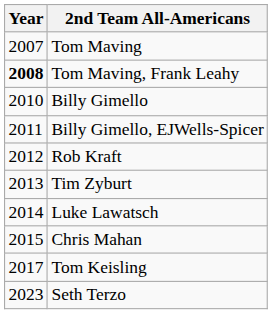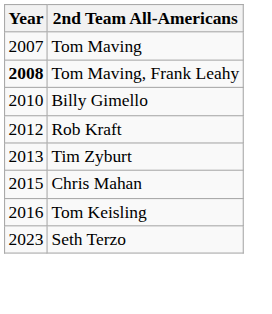- row: (158, 128)
- row: (105, 211)
(26, 267) 2017 -> (26, 211) 2016
